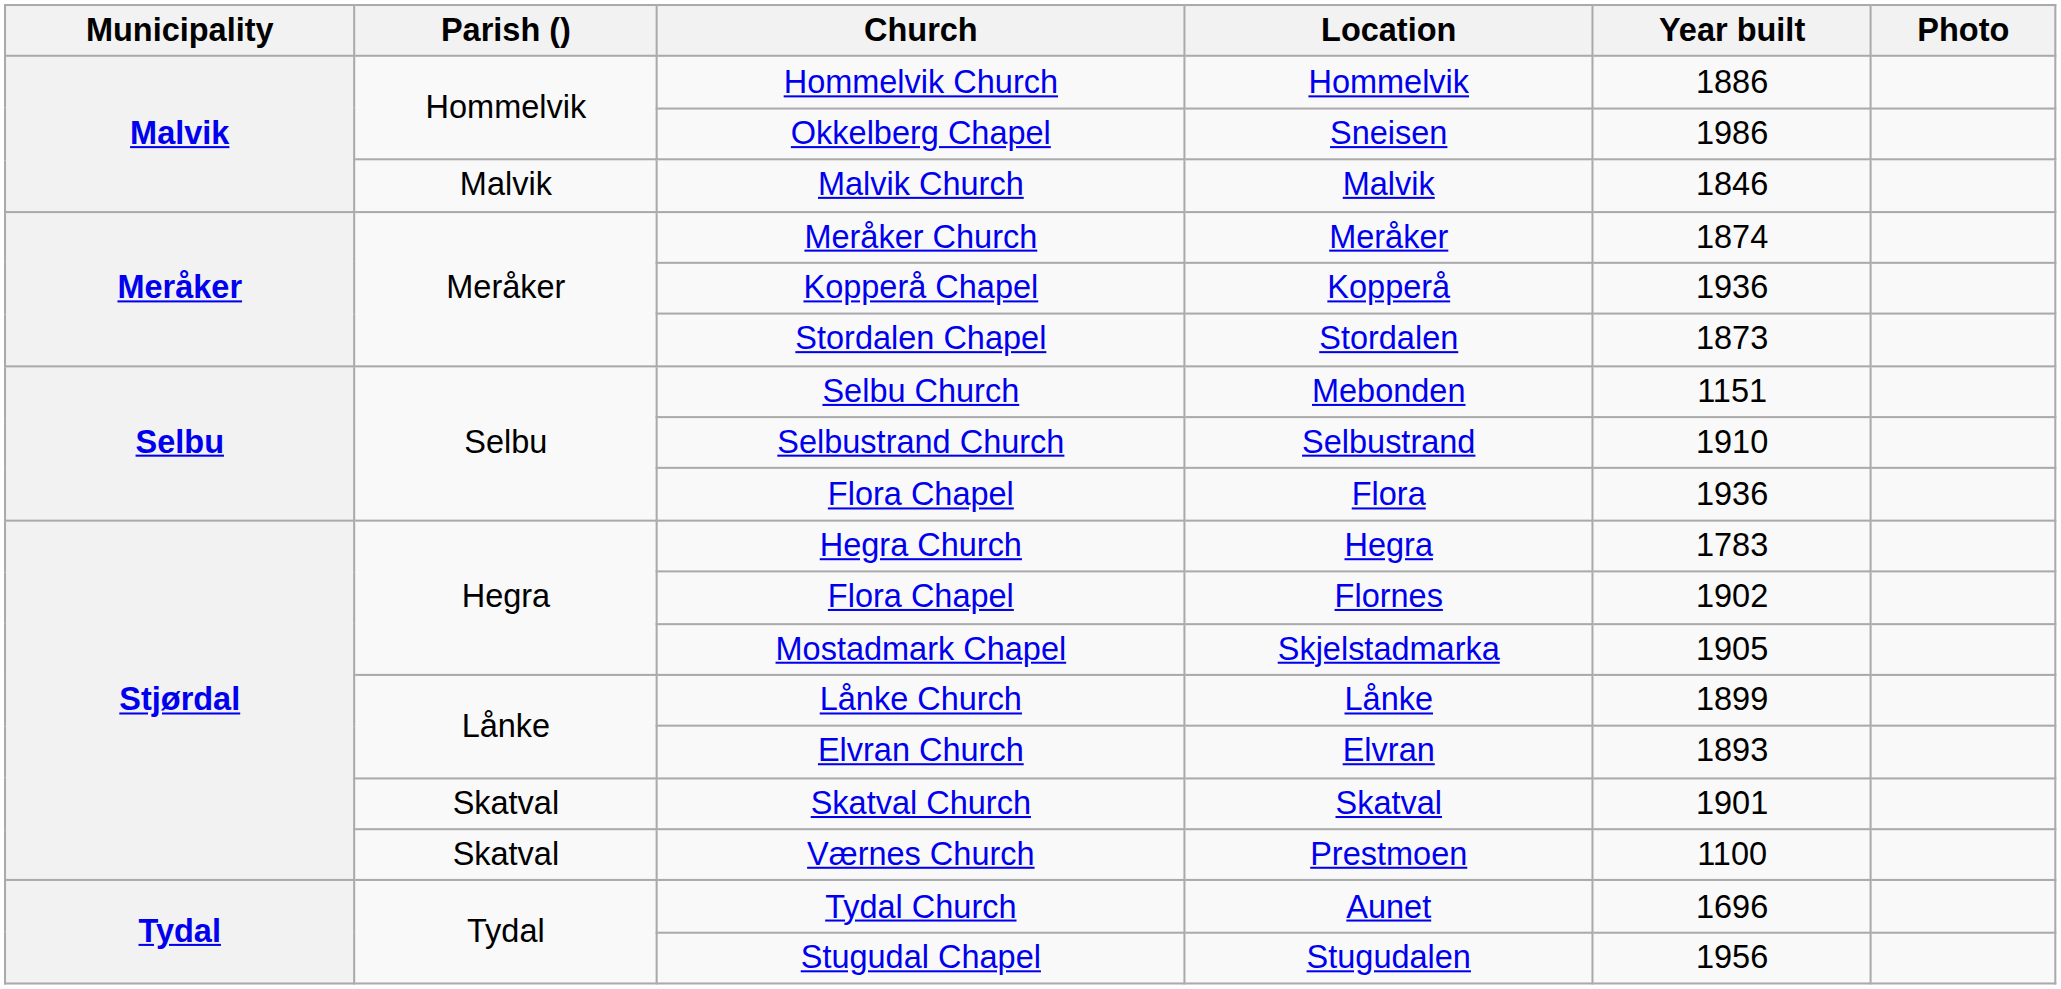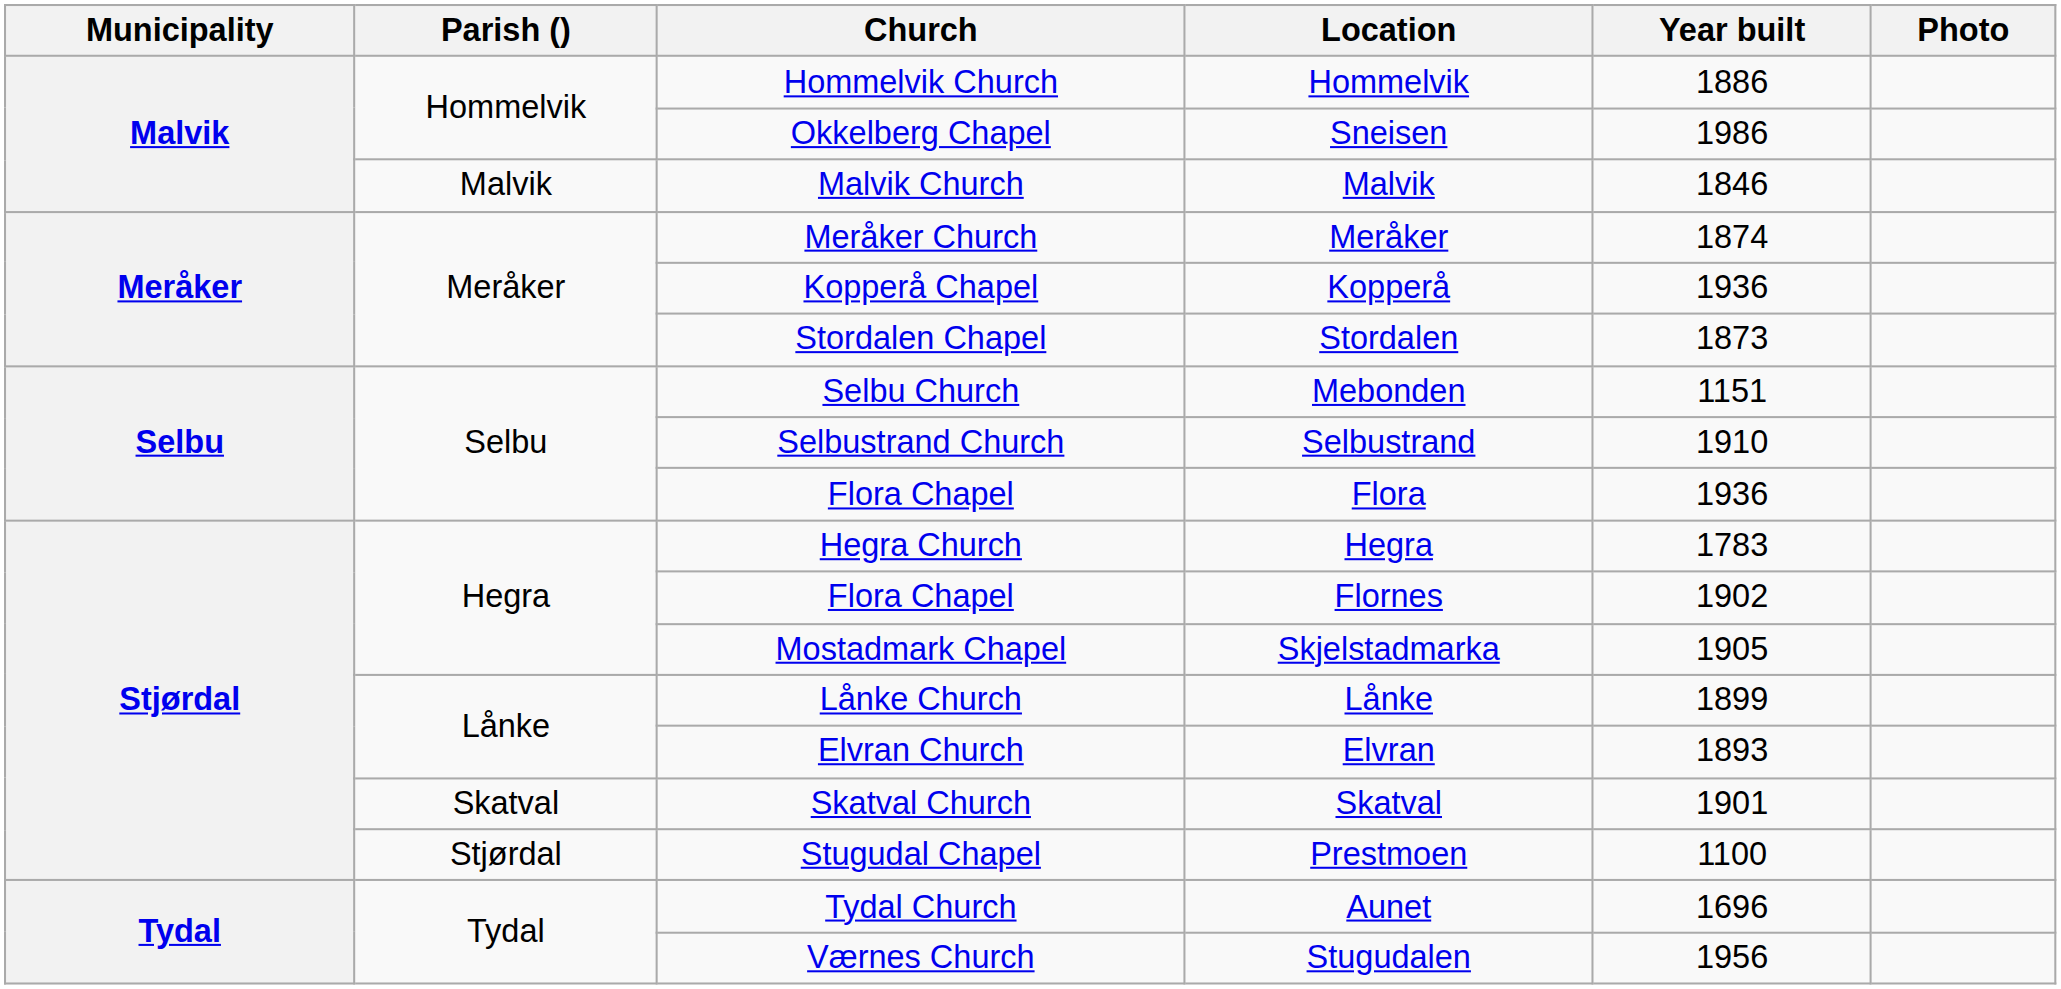(506, 854) Skatval -> (506, 854) Stjørdal
(921, 854) Værnes Church -> (921, 854) Stugudal Chapel
(921, 957) Stugudal Chapel -> (921, 957) Værnes Church
